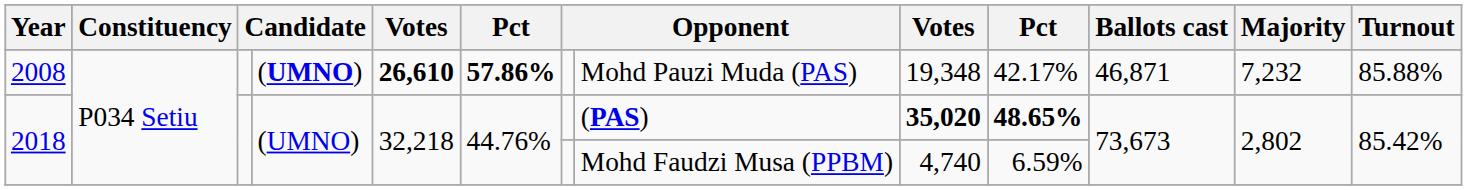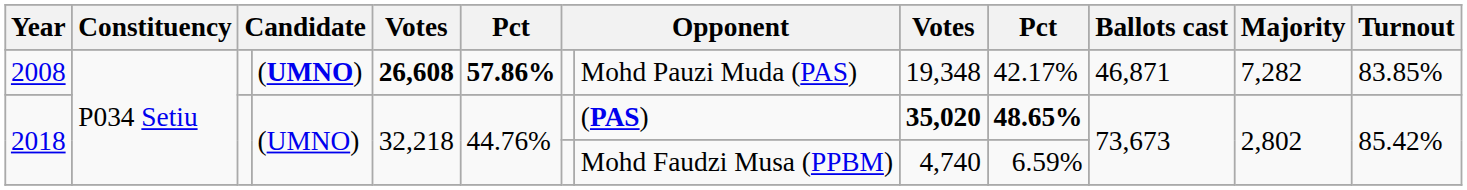(416, 72) 26,610 -> (416, 72) 26,608
(1272, 72) 7,232 -> (1272, 72) 7,282
(1400, 72) 85.88% -> (1400, 72) 83.85%
